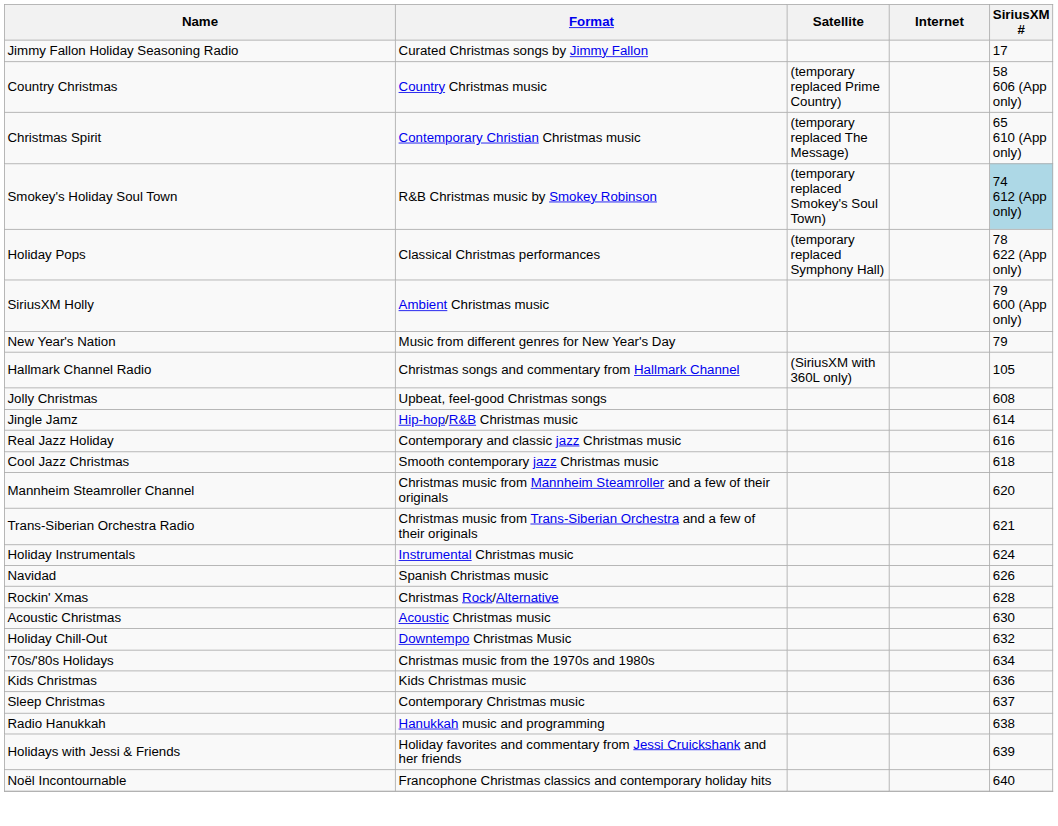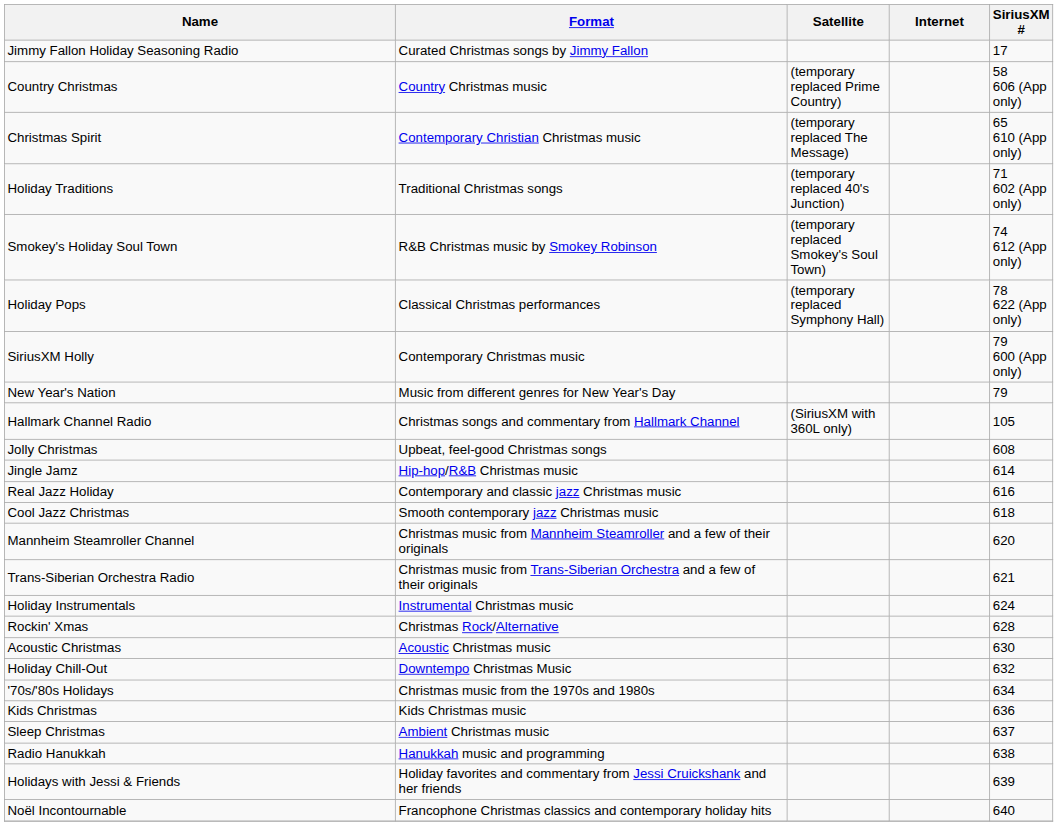+ row: (60, 188)
(1020, 196) lightblue background -> (1020, 247) no background
(474, 305) Ambient Christmas music -> (492, 356) Contemporary Christmas music
- row: (32, 576)
(492, 702) Contemporary Christmas music -> (474, 732) Ambient Christmas music
